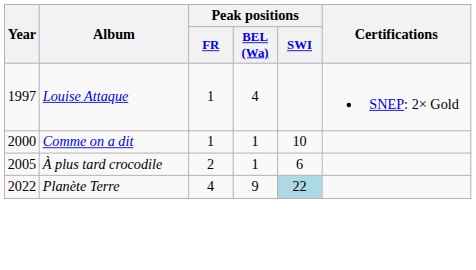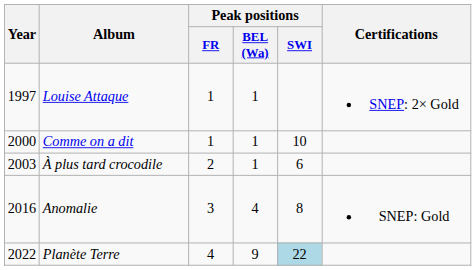(255, 96) 4 -> (255, 96) 1
(22, 164) 2005 -> (22, 164) 2003
+ row: (70, 209)
